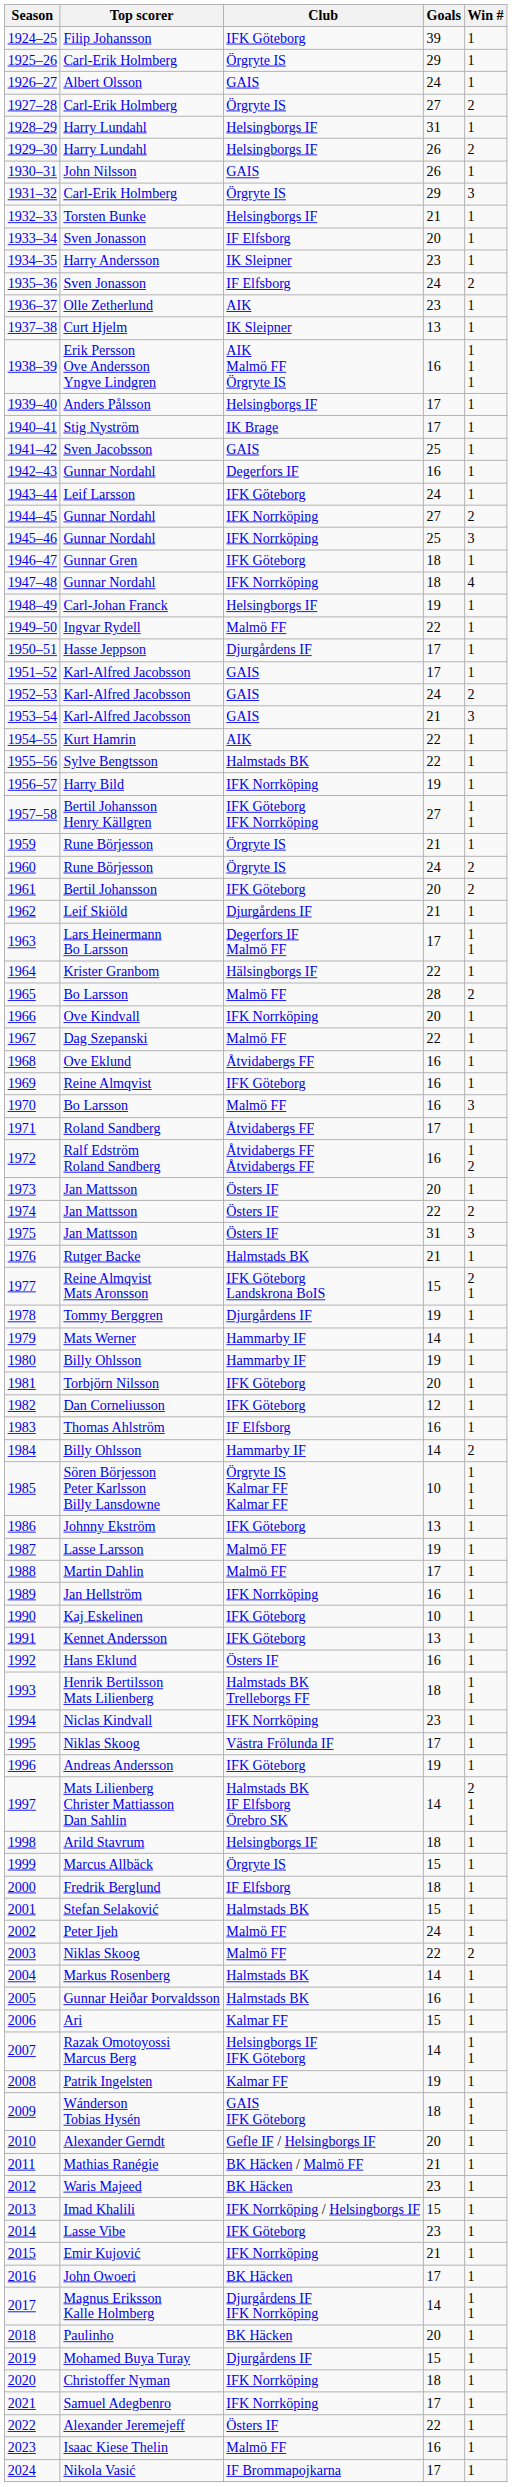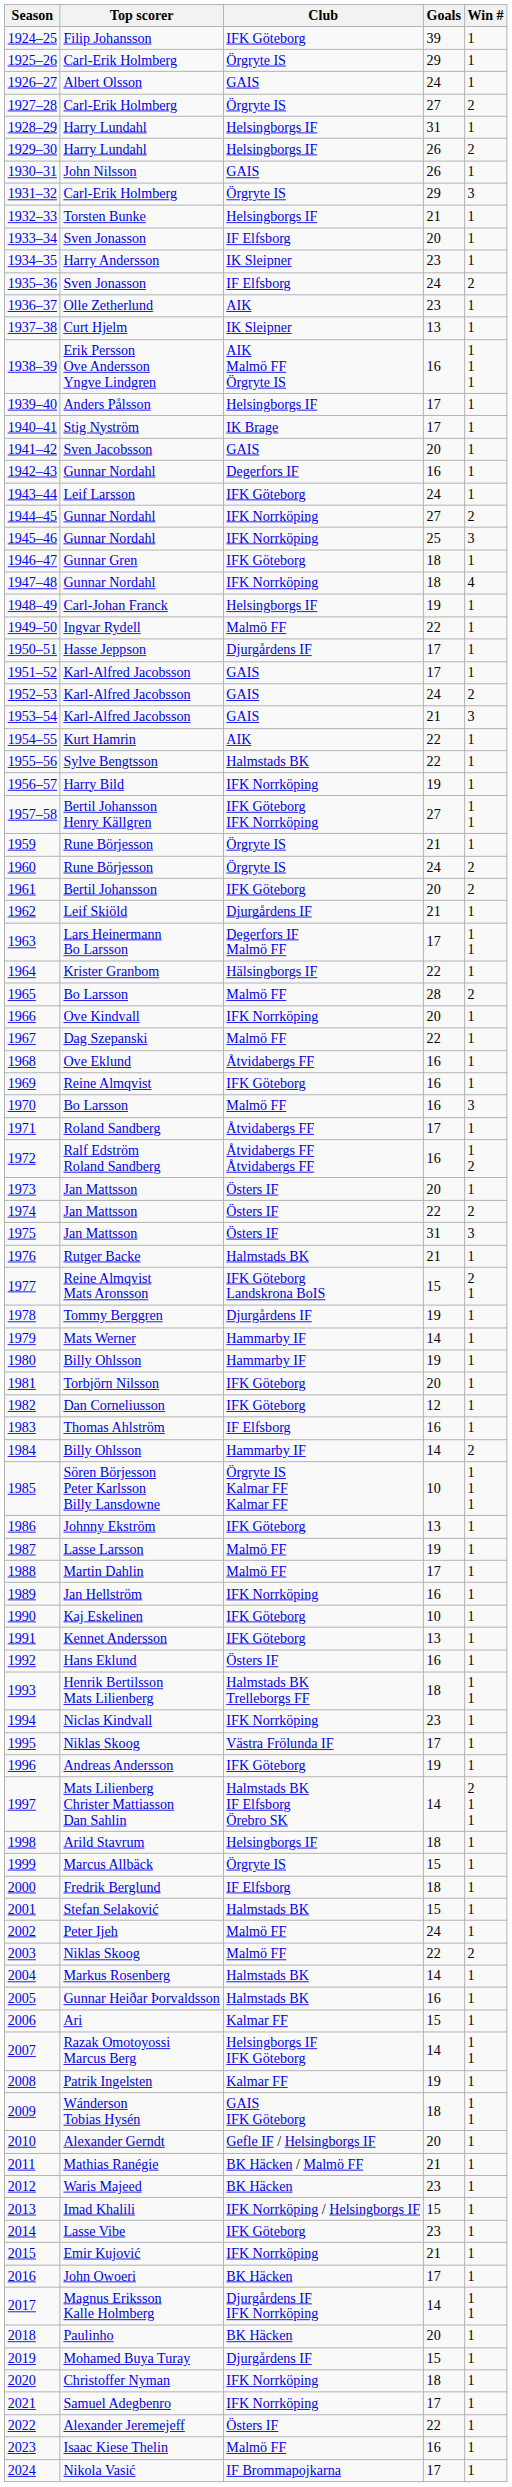(434, 449) 25 -> (434, 449) 20
